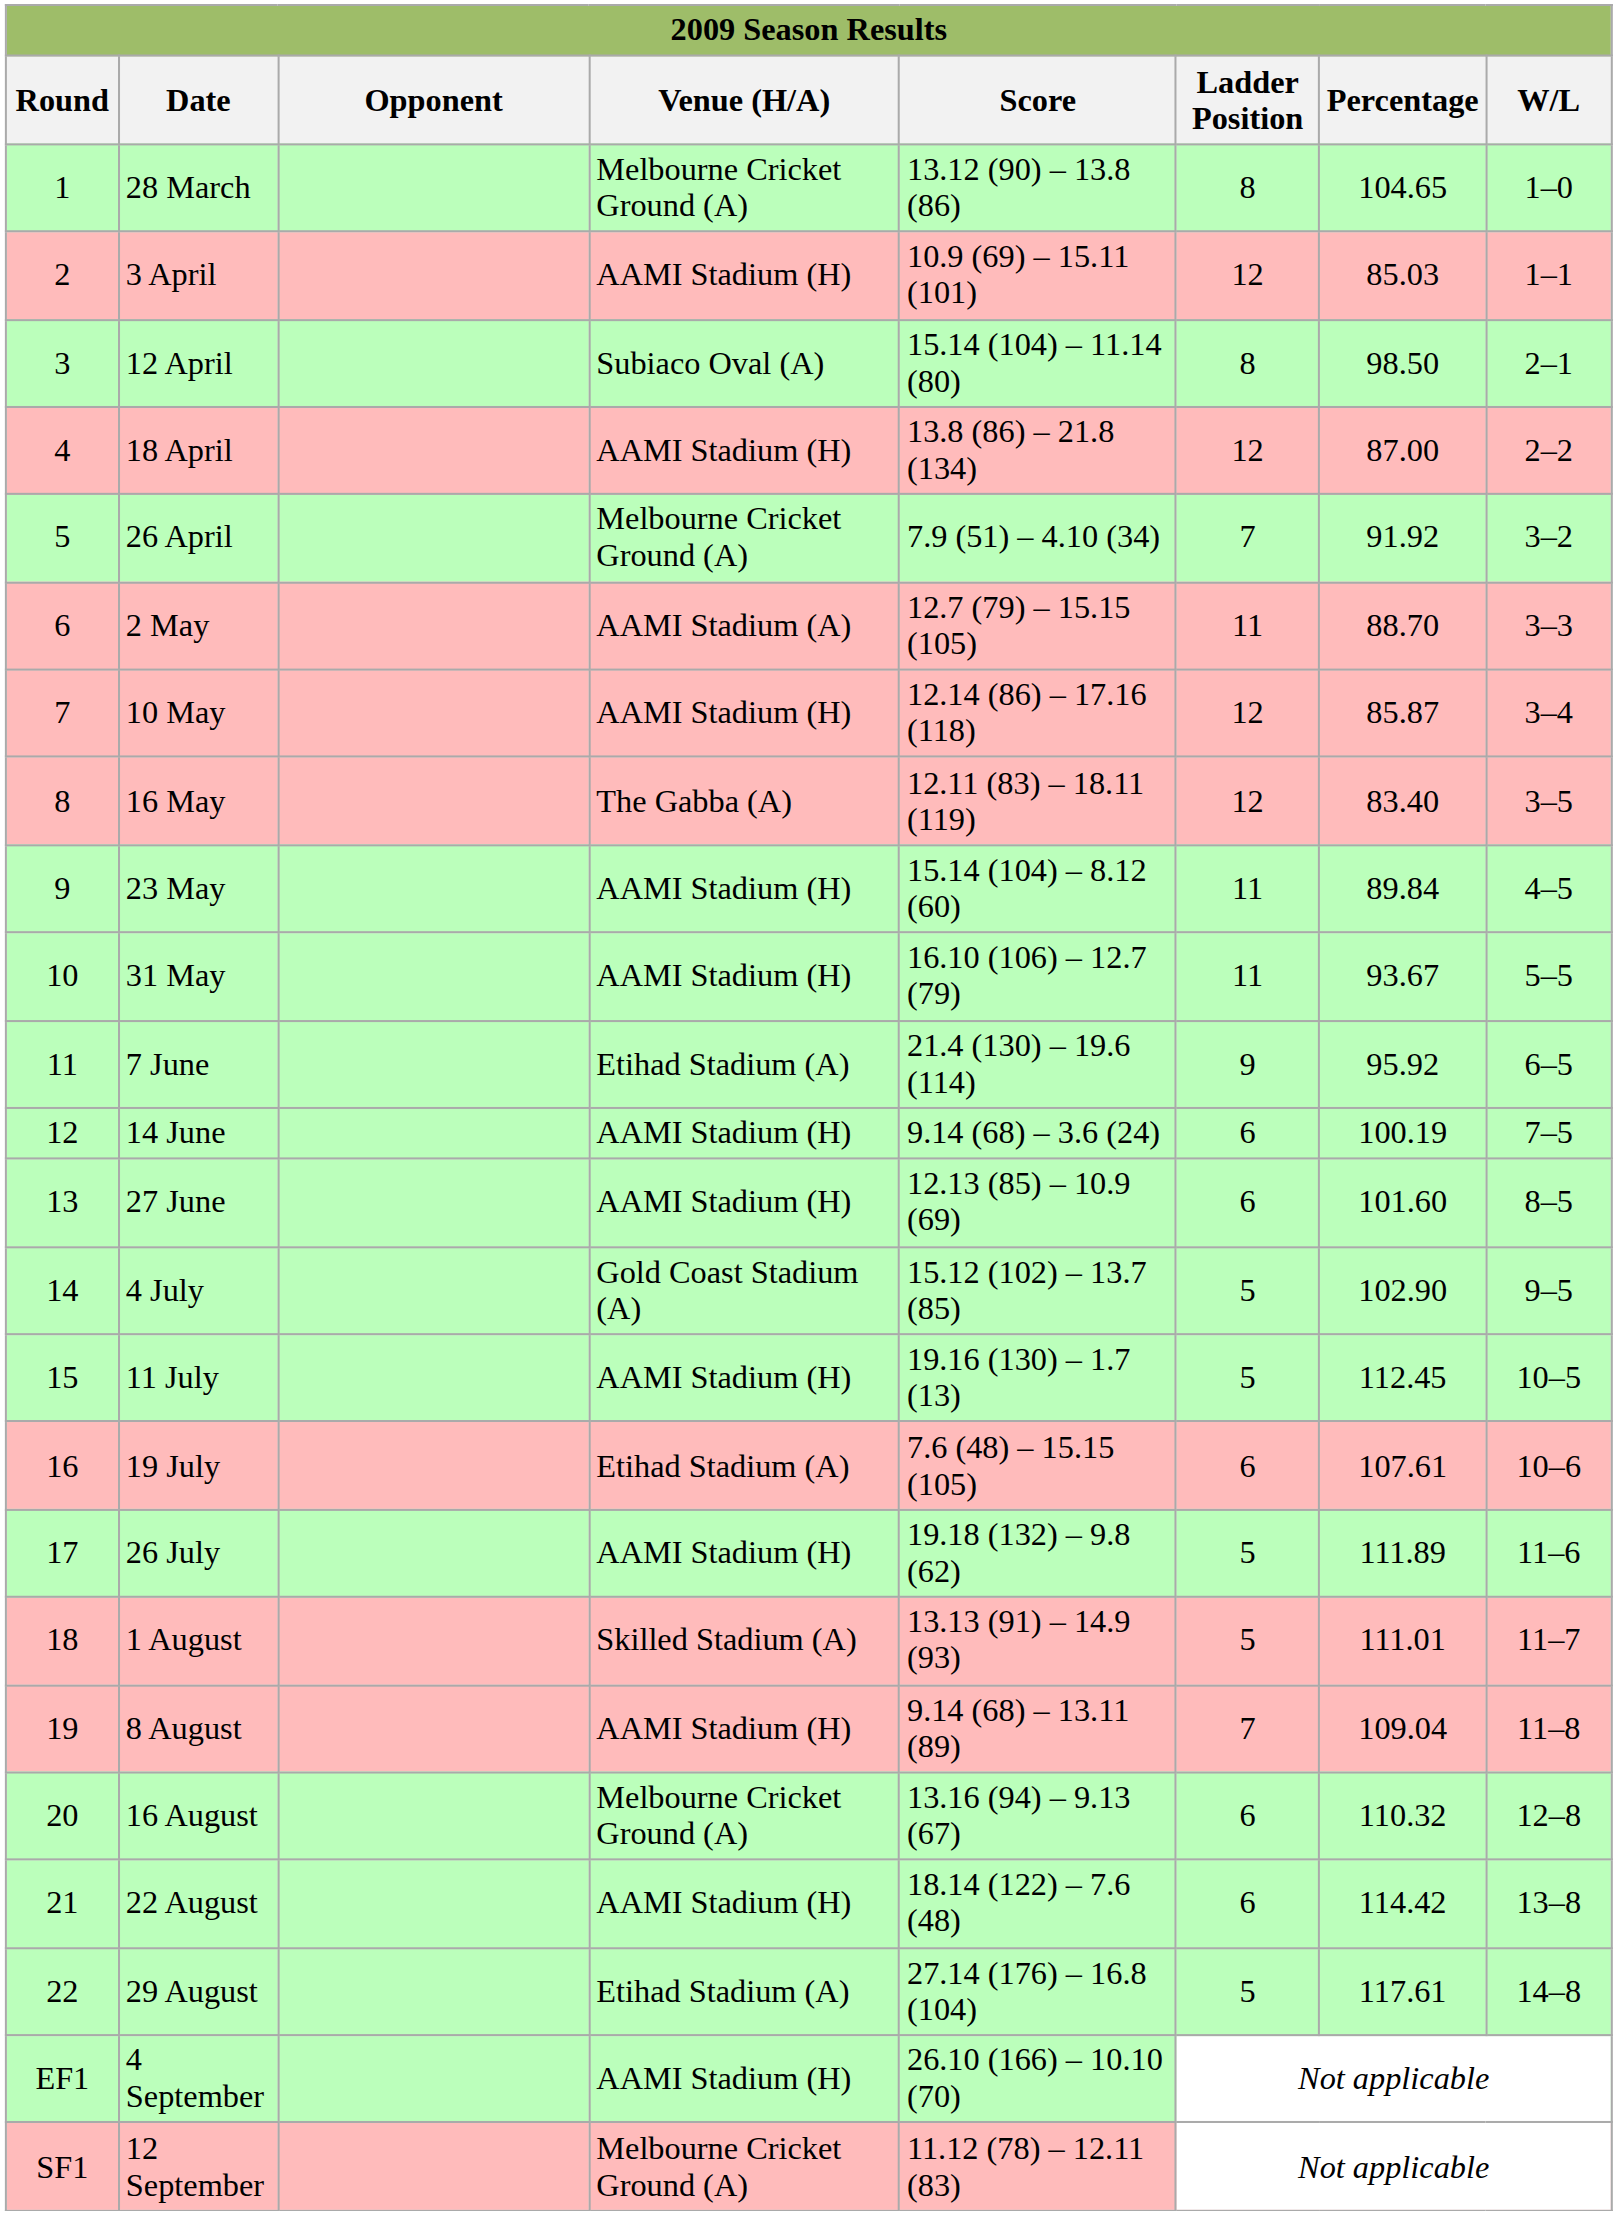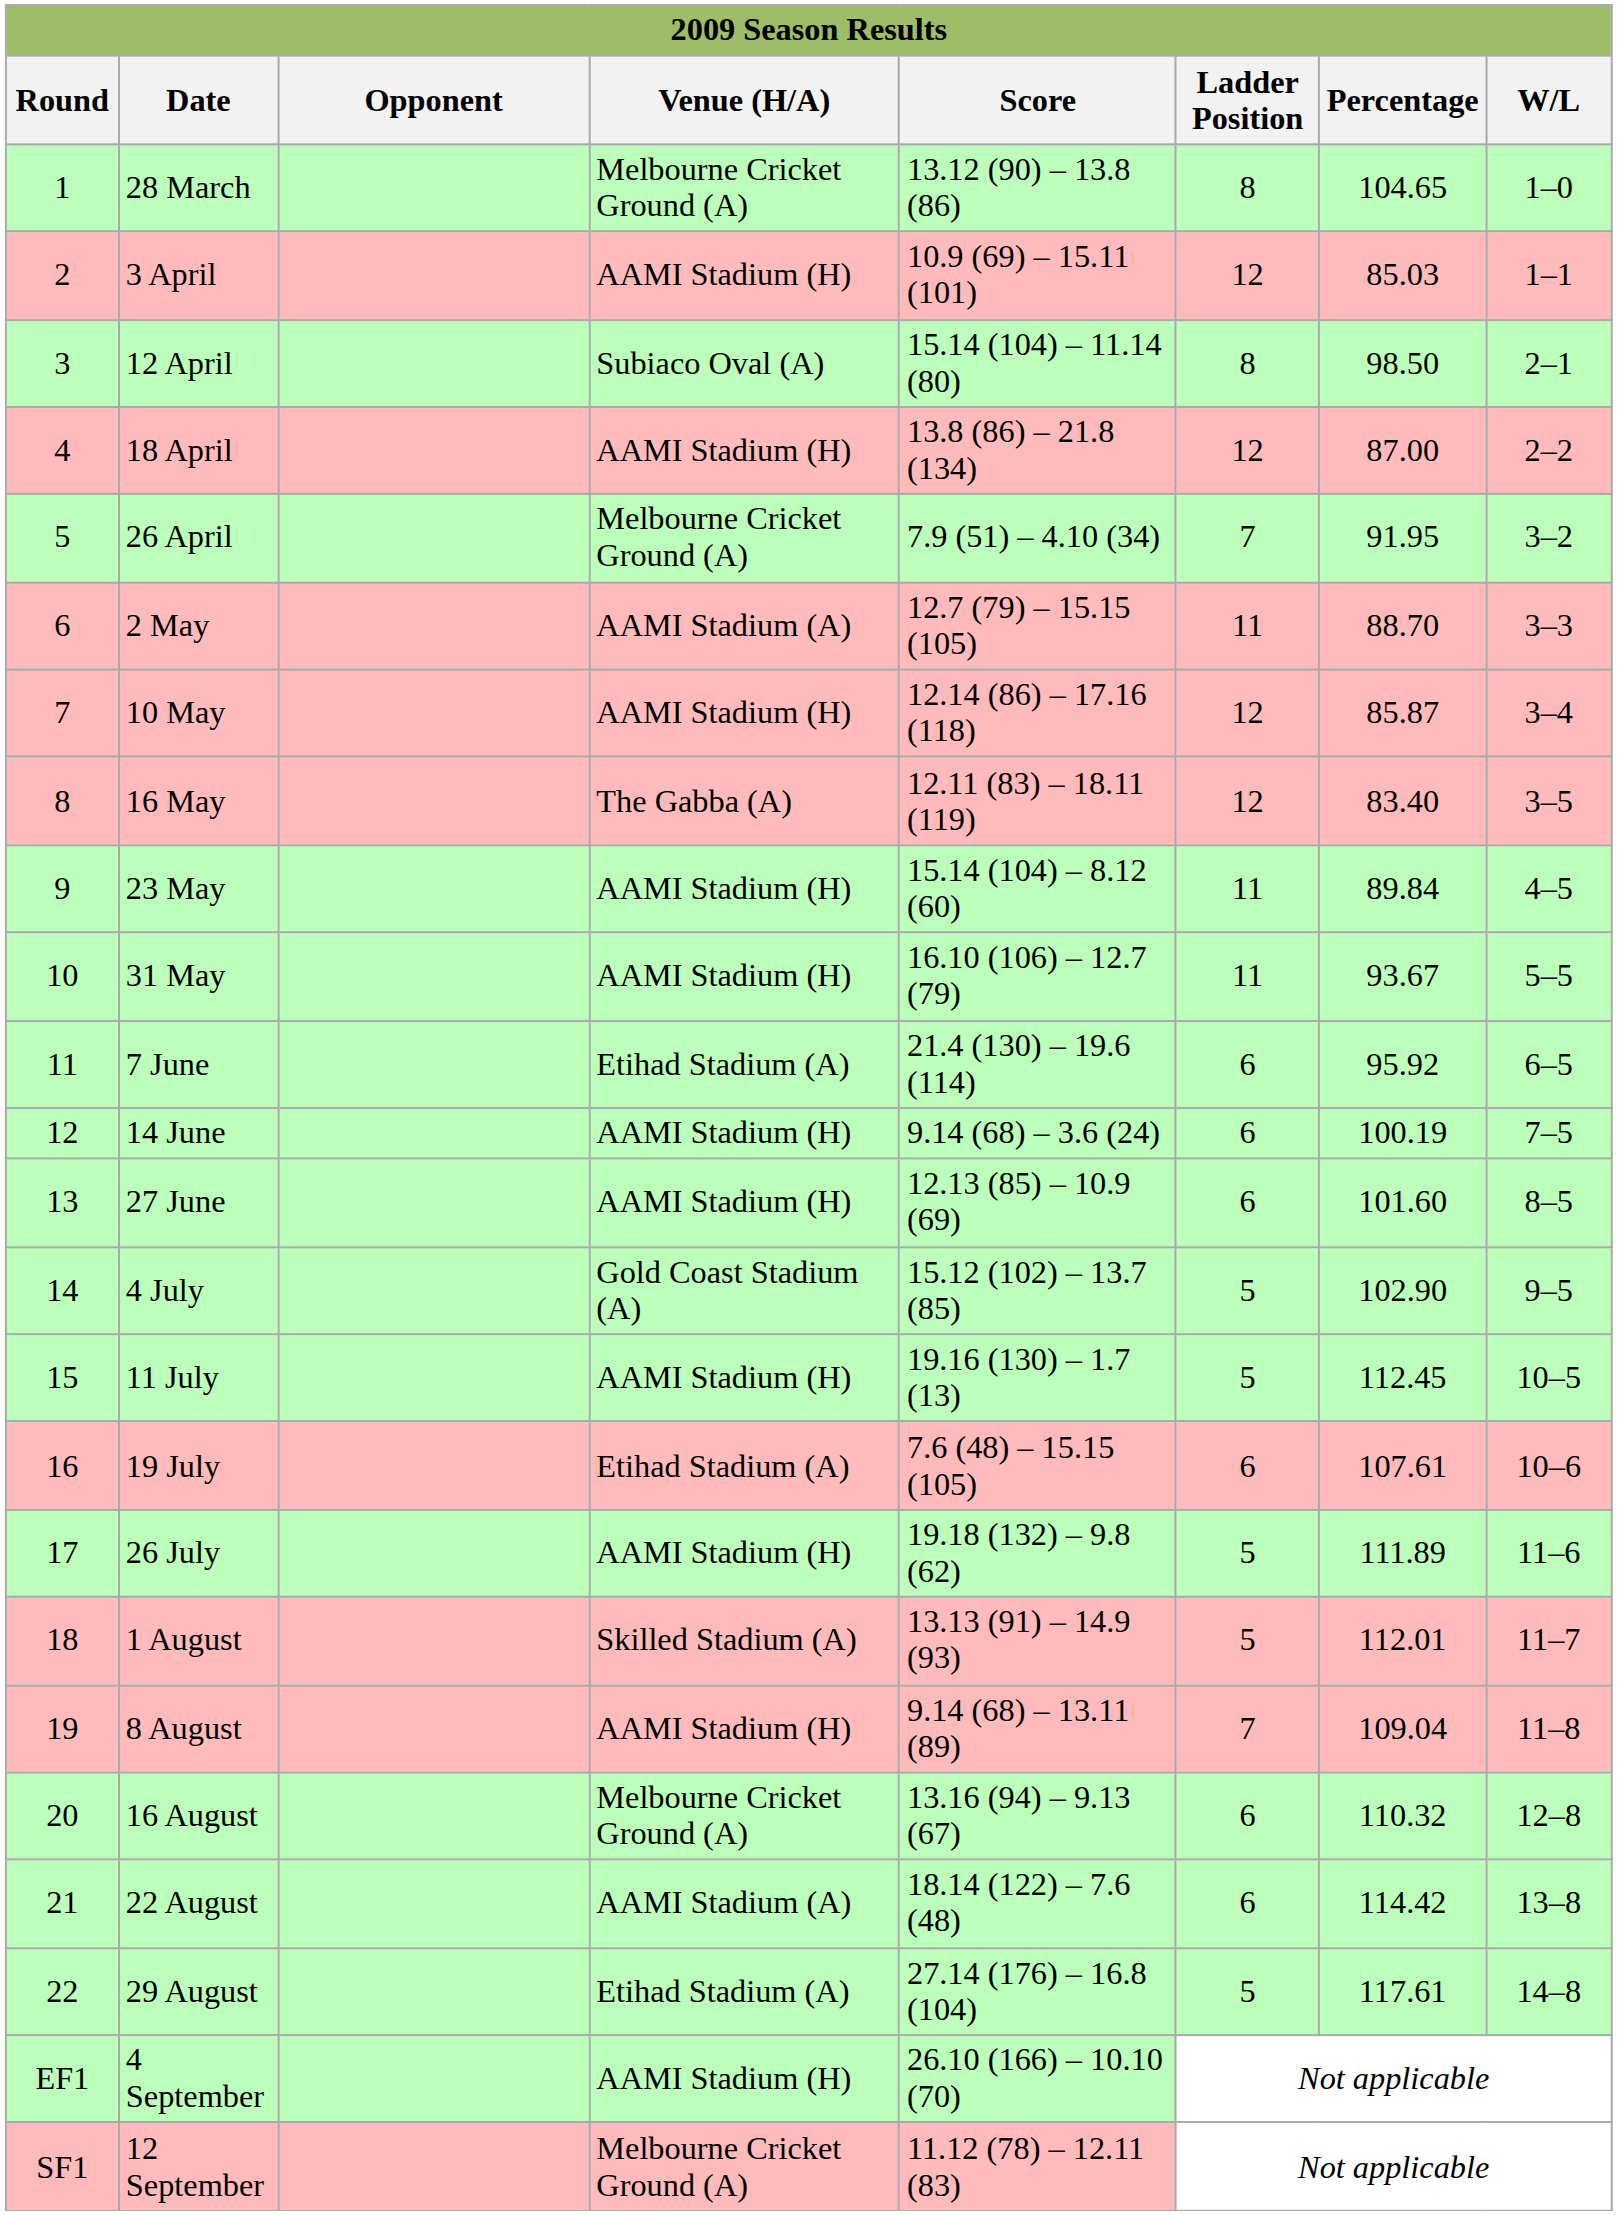(1403, 537) 91.92 -> (1403, 537) 91.95
(1248, 1063) 9 -> (1248, 1063) 6
(1403, 1640) 111.01 -> (1403, 1640) 112.01
(724, 1903) AAMI Stadium (H) -> (724, 1903) AAMI Stadium (A)
